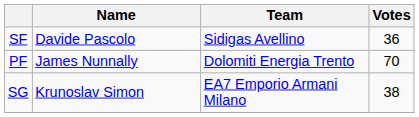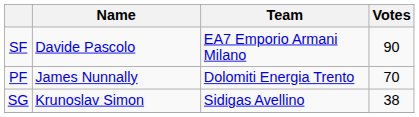(254, 38) Sidigas Avellino -> (271, 46) EA7 Emporio Armani Milano
(392, 38) 36 -> (392, 46) 90
(271, 92) EA7 Emporio Armani Milano -> (254, 100) Sidigas Avellino
